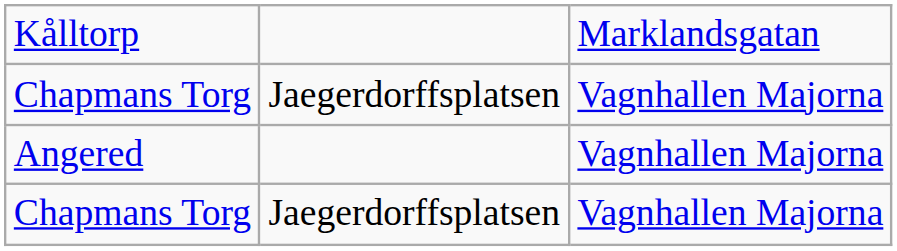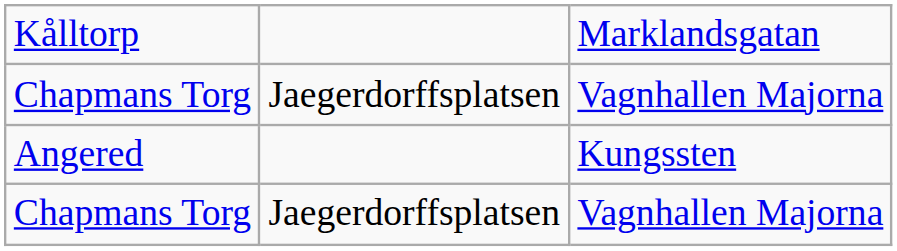(730, 153) Vagnhallen Majorna -> (657, 153) Kungssten
